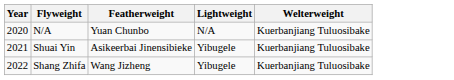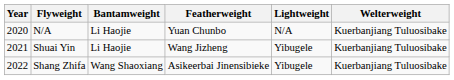+ column: (127, 13)
(141, 48) Asikeerbai Jinensibieke -> (198, 48) Wang Jizheng
(120, 66) Wang Jizheng -> (218, 66) Asikeerbai Jinensibieke
